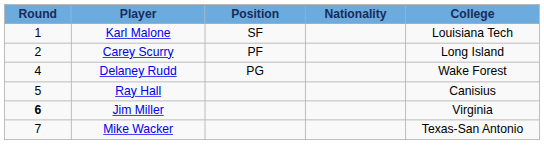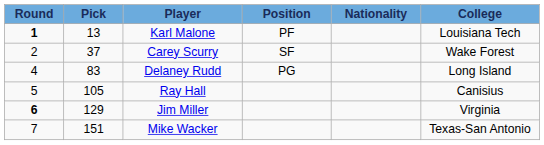+ column: (94, 14)
(38, 33) normal -> (34, 33) bold
(255, 33) SF -> (287, 33) PF
(255, 52) PF -> (287, 52) SF
(473, 52) Long Island -> (480, 52) Wake Forest
(473, 71) Wake Forest -> (480, 71) Long Island
